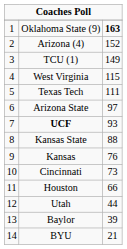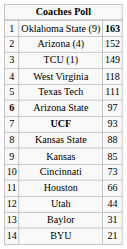(113, 76) 115 -> (113, 76) 118
(12, 108) normal -> (12, 108) bold
(113, 156) 76 -> (113, 156) 85
(113, 220) 39 -> (113, 220) 31
